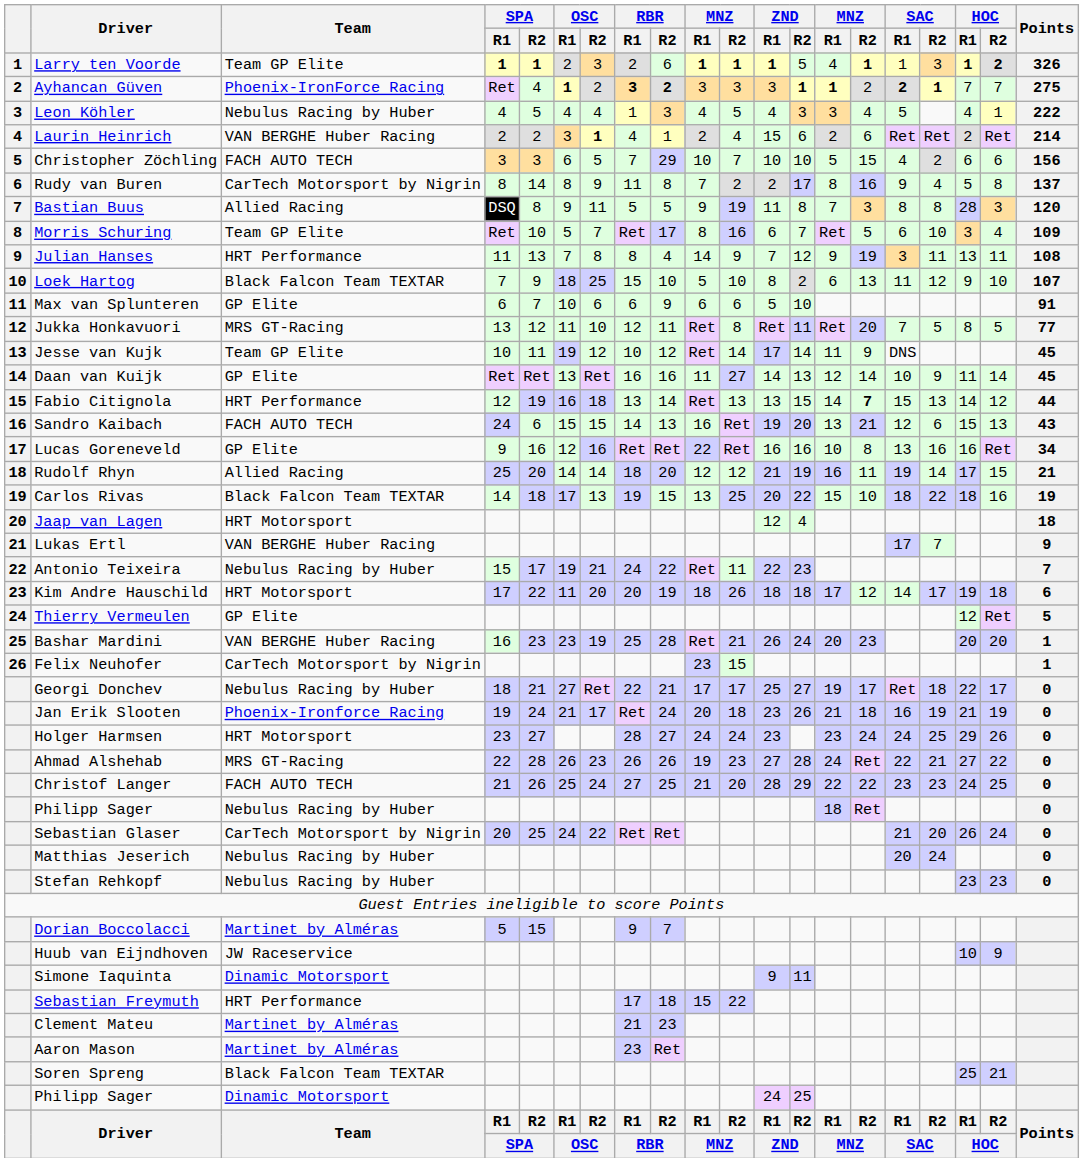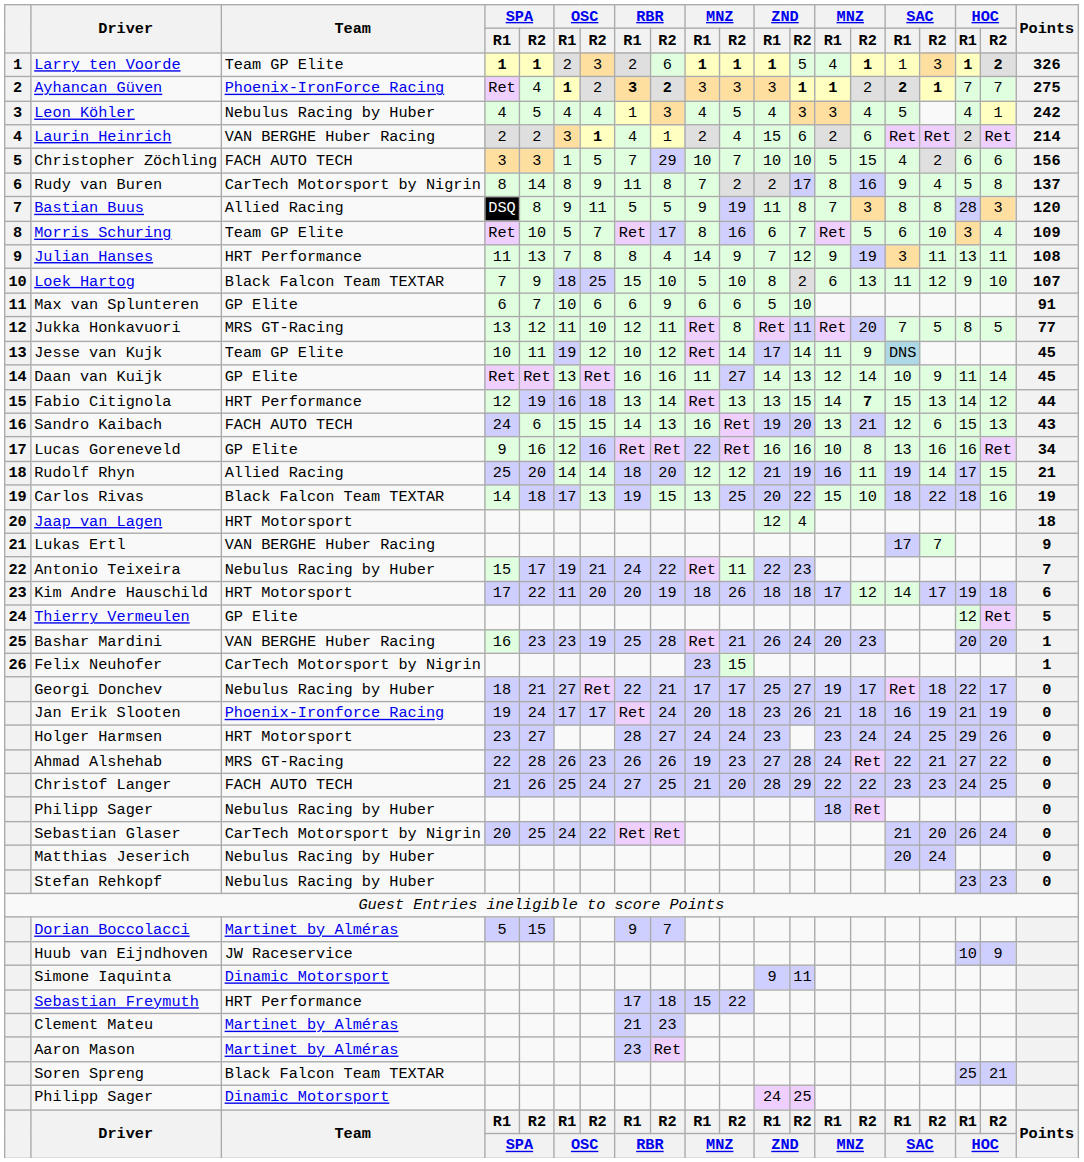(1047, 113) 222 -> (1047, 113) 242
(567, 161) 6 -> (567, 161) 1
(903, 353) no background -> (903, 353) lightblue background
(567, 713) 21 -> (567, 713) 17
